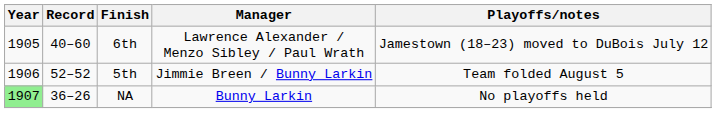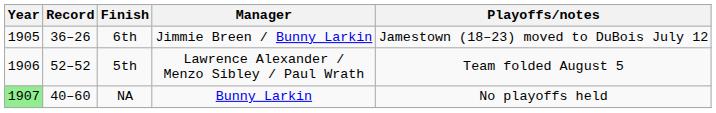(70, 45) 40–60 -> (70, 37) 36–26
(264, 45) Lawrence Alexander / Menzo Sibley / Paul Wrath -> (264, 37) Jimmie Breen / Bunny Larkin
(264, 75) Jimmie Breen / Bunny Larkin -> (264, 67) Lawrence Alexander / Menzo Sibley / Paul Wrath
(70, 96) 36–26 -> (70, 96) 40–60
